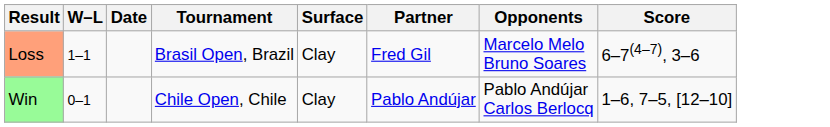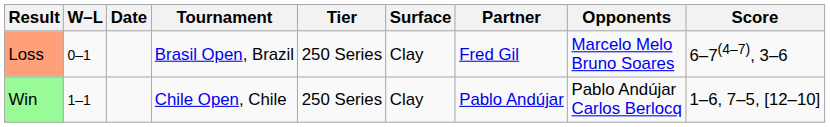+ column: (342, 17)
(79, 54) 1–1 -> (79, 54) 0–1
(79, 100) 0–1 -> (79, 100) 1–1
